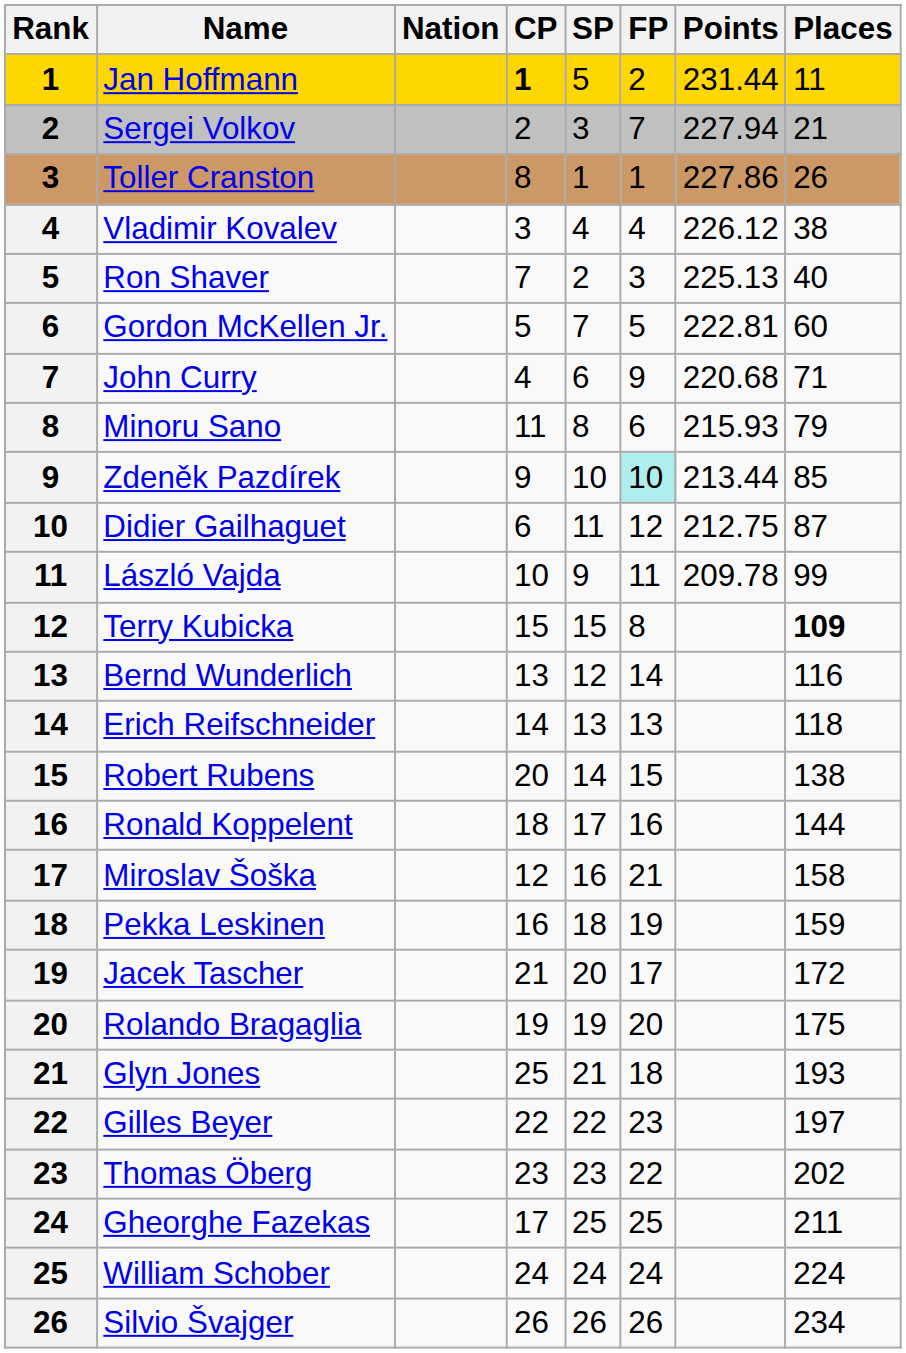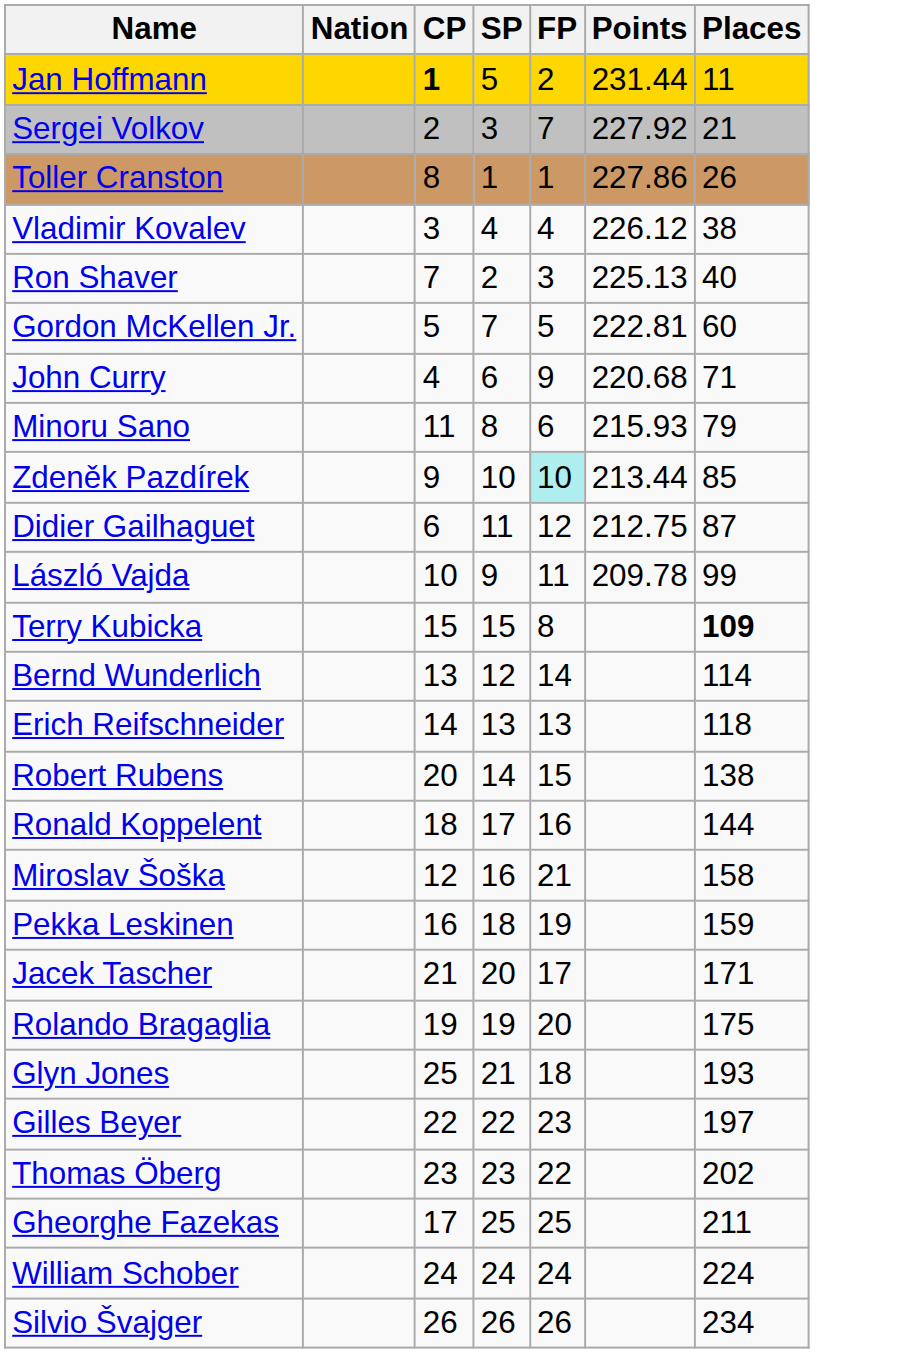- column: (51, 29)
(731, 128) 227.94 -> (640, 128) 227.92
(818, 675) 116 -> (727, 675) 114
(819, 974) 172 -> (728, 974) 171
